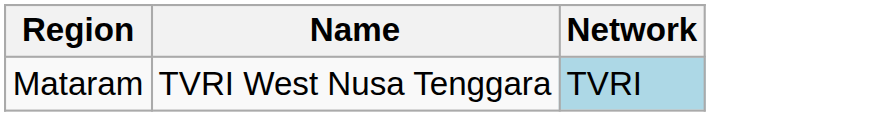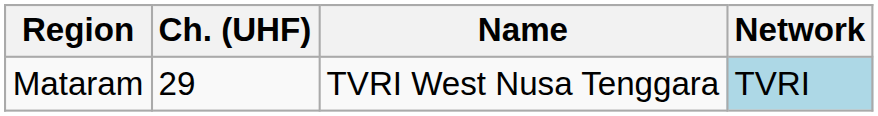+ column: (235, 30)
